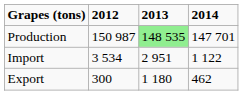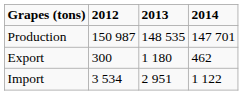(163, 36) lightgreen background -> (163, 36) no background
rows swapped: (26, 57) <-> (26, 79)
